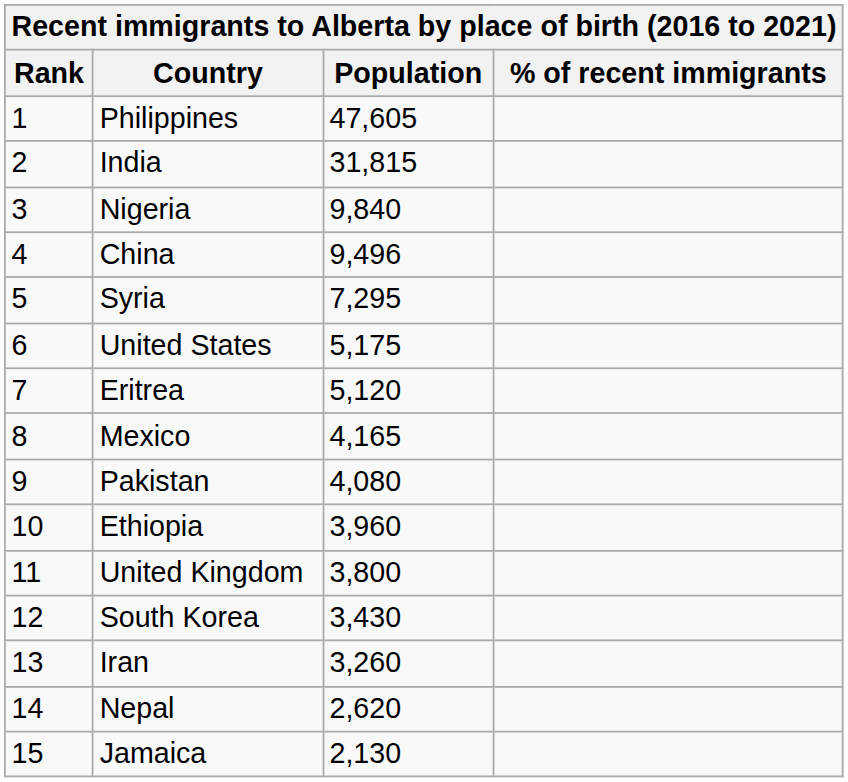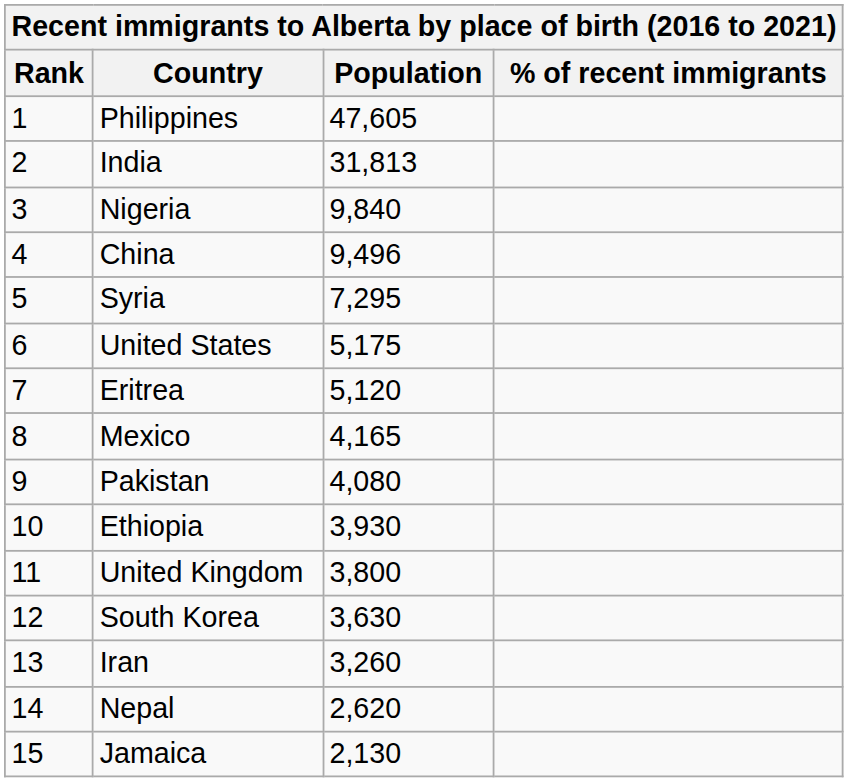(373, 163) 31,815 -> (373, 163) 31,813
(365, 526) 3,960 -> (365, 526) 3,930
(365, 617) 3,430 -> (365, 617) 3,630
